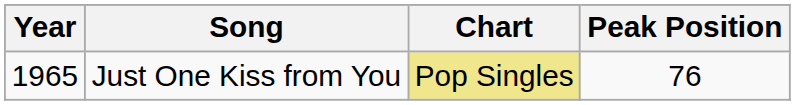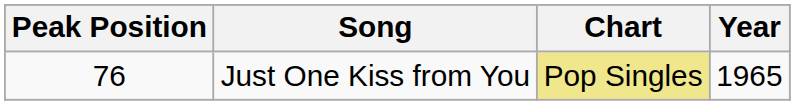columns swapped: (45, 28) <-> (685, 28)
